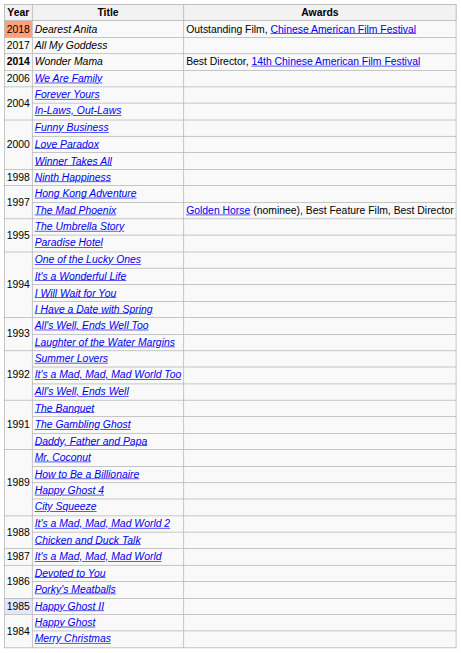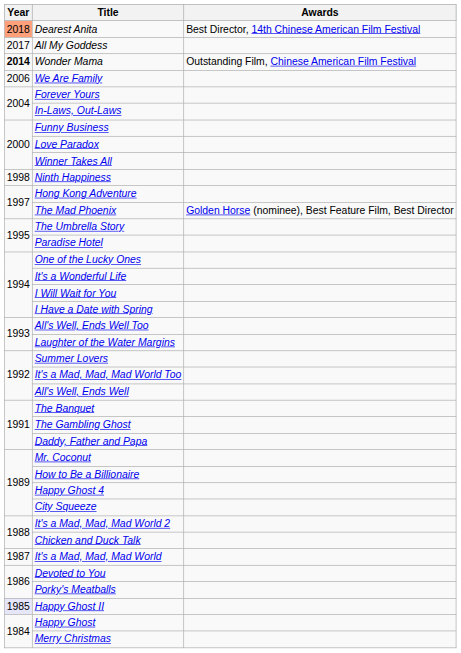(301, 29) Outstanding Film, Chinese American Film Festival -> (303, 29) Best Director, 14th Chinese American Film Festival
(303, 62) Best Director, 14th Chinese American Film Festival -> (301, 62) Outstanding Film, Chinese American Film Festival
